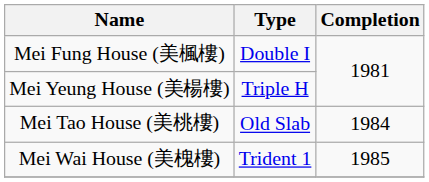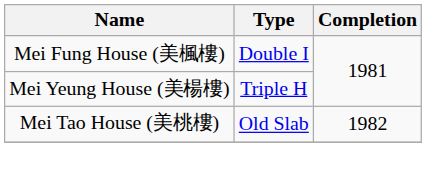(370, 123) 1984 -> (368, 123) 1982
- row: (119, 158)
